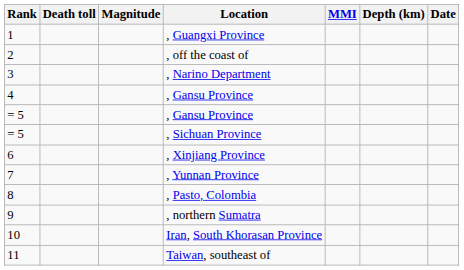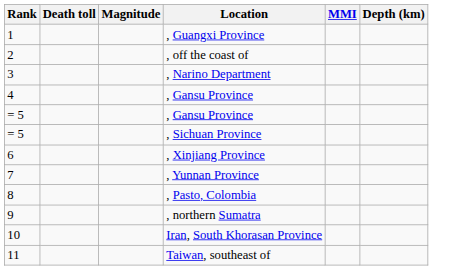- column: (443, 14)
